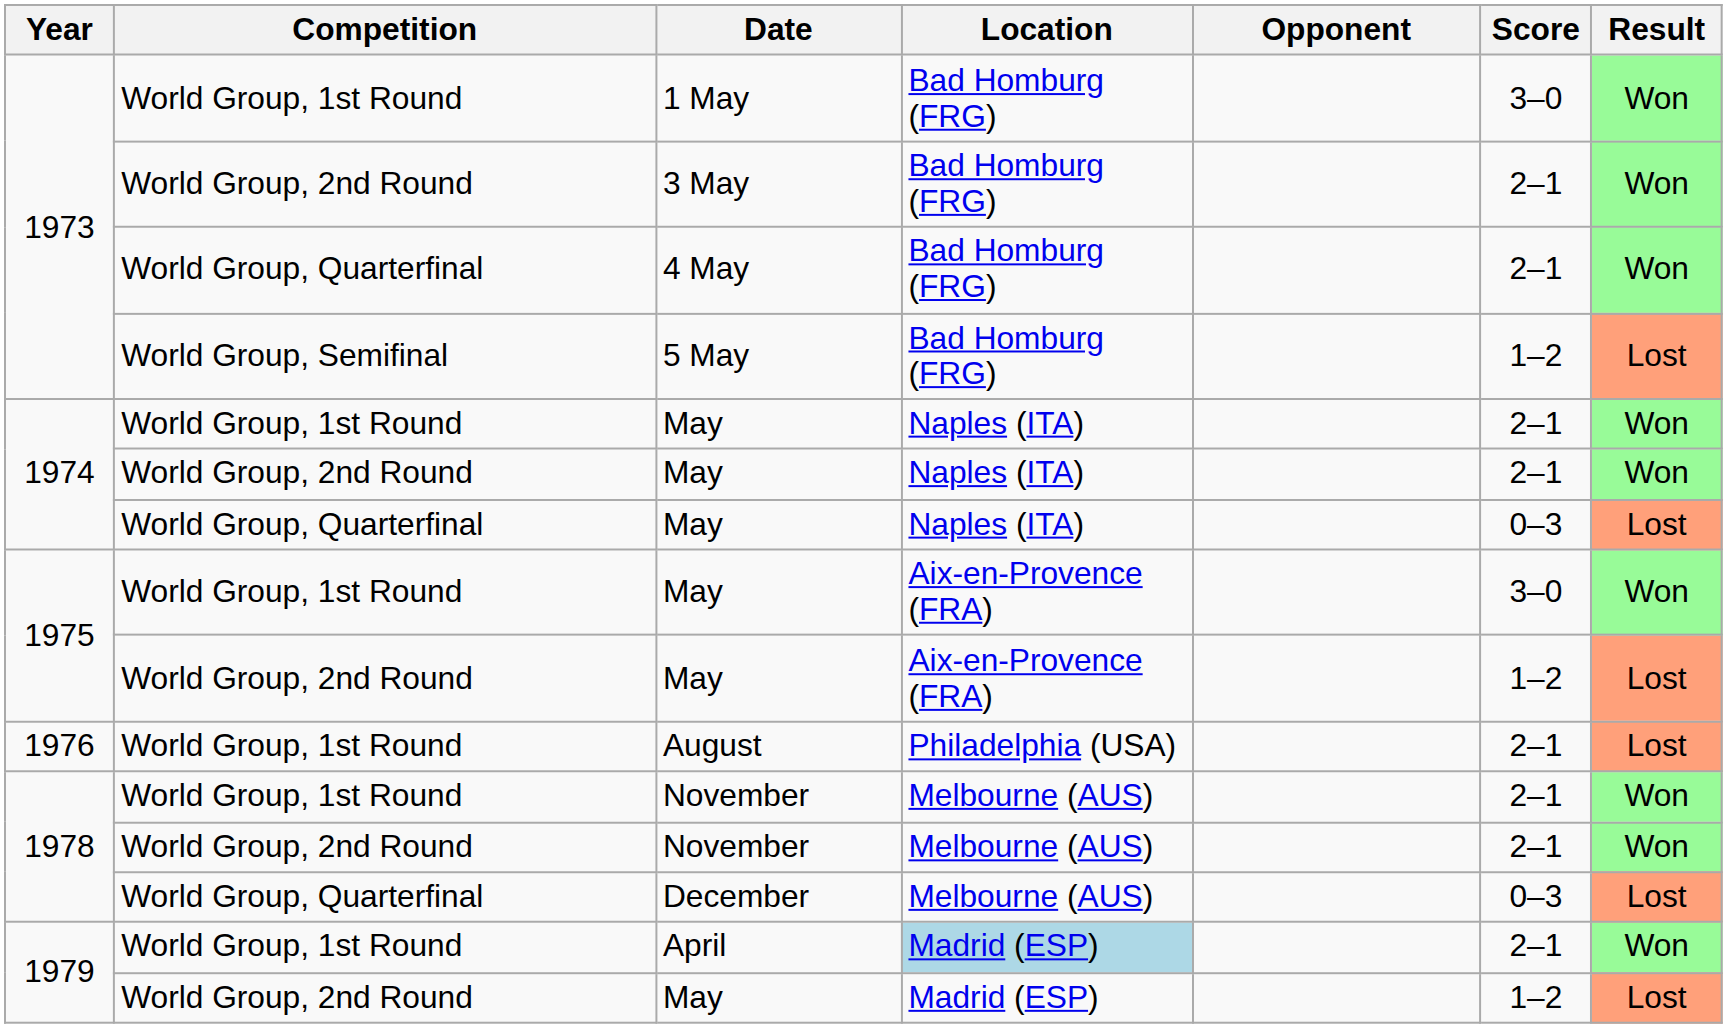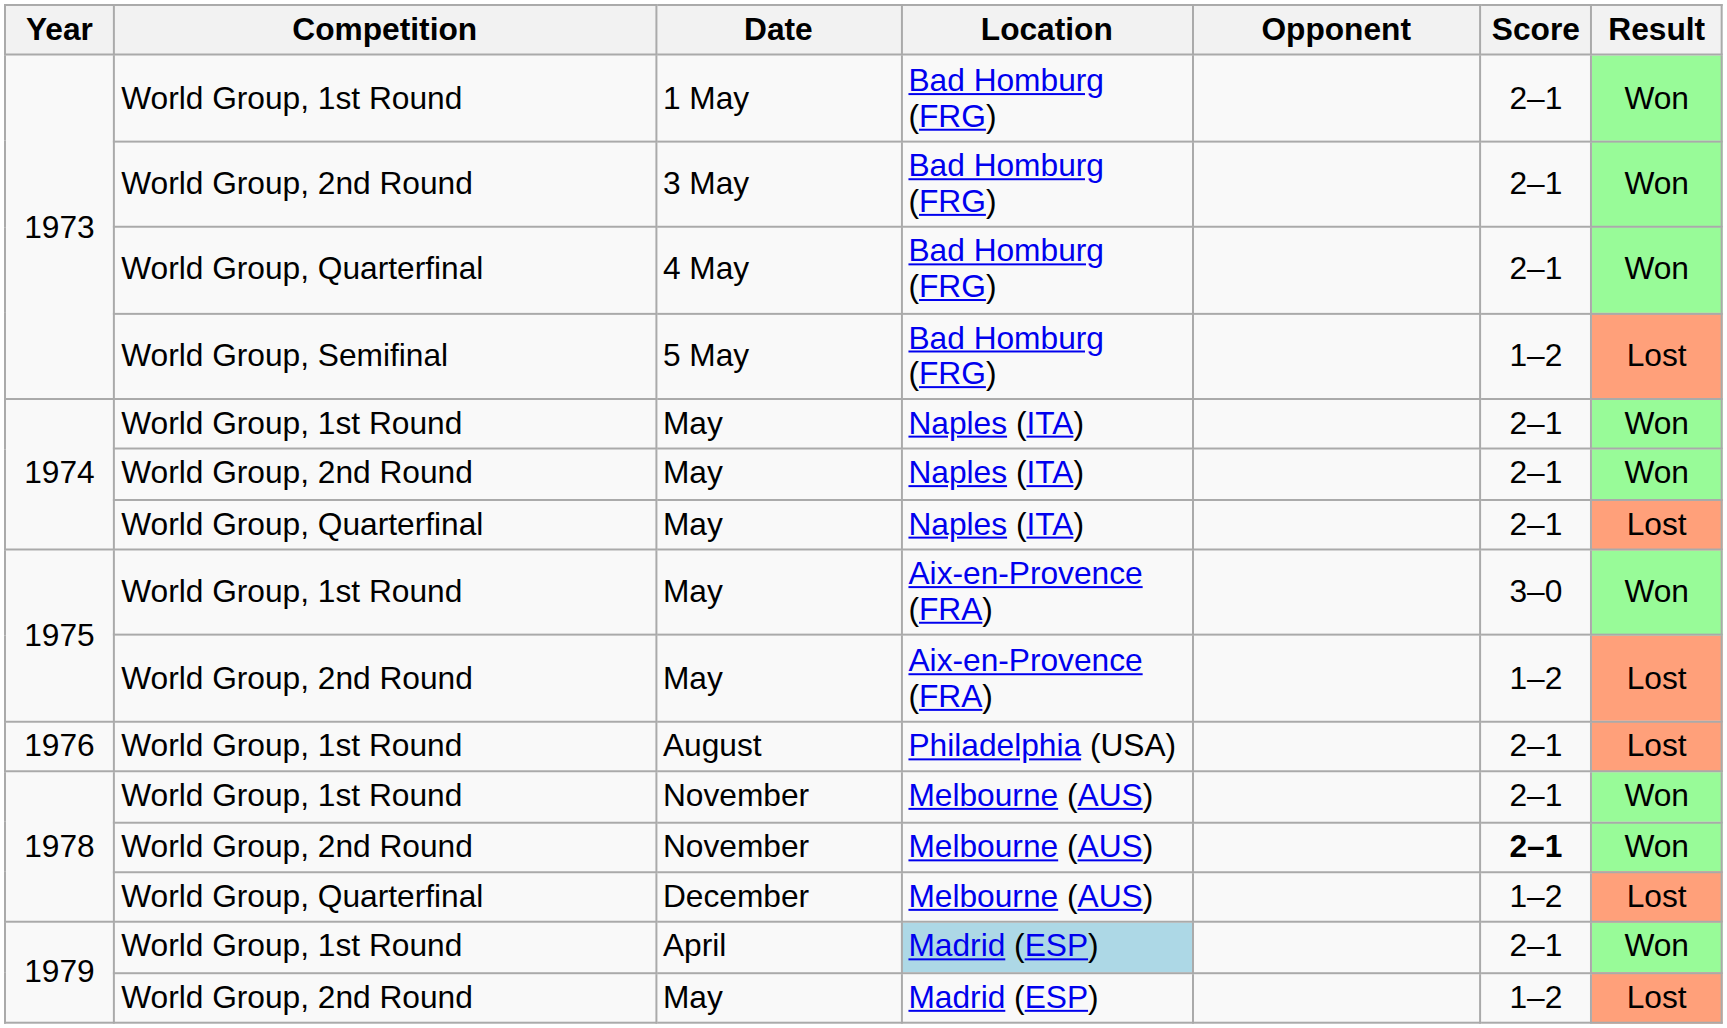(1536, 97) 3–0 -> (1536, 97) 2–1
(1536, 523) 0–3 -> (1536, 523) 2–1
(1536, 846) normal -> (1536, 846) bold
(1536, 896) 0–3 -> (1536, 896) 1–2
